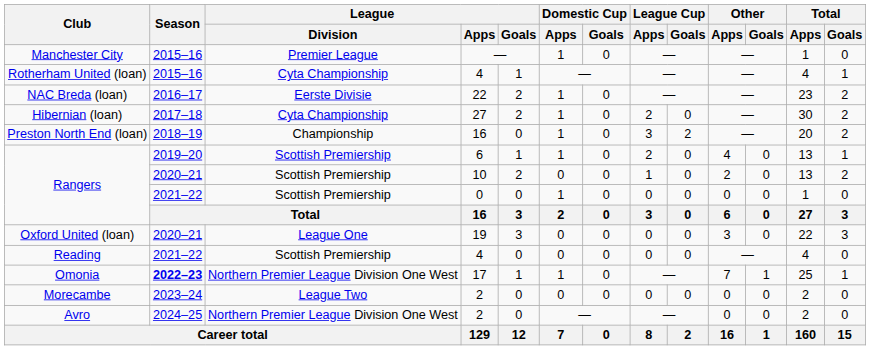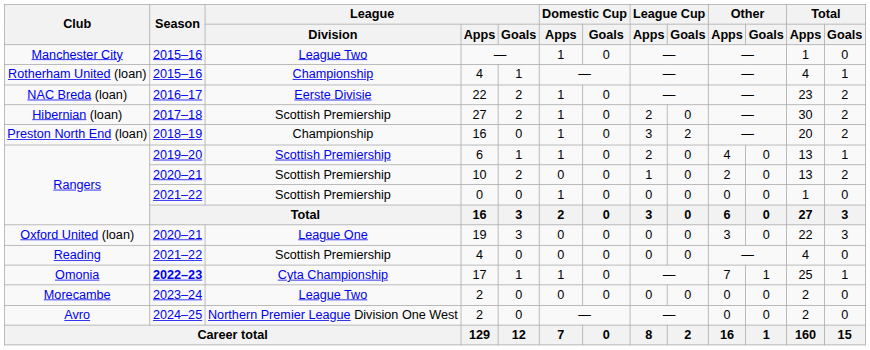(333, 54) Premier League -> (333, 54) League Two
(333, 74) Cyta Championship -> (333, 74) Championship
(333, 114) Cyta Championship -> (333, 114) Scottish Premiership
(333, 275) Northern Premier League Division One West -> (333, 275) Cyta Championship
